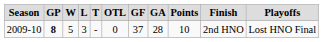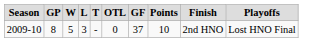- column: (158, 12)
(53, 29) bold -> (53, 29) normal
